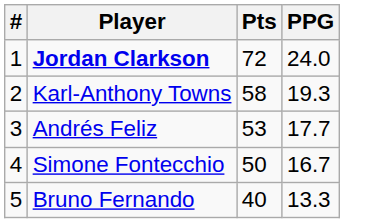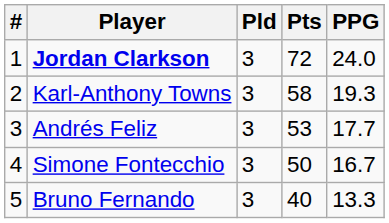+ column: (259, 22)
